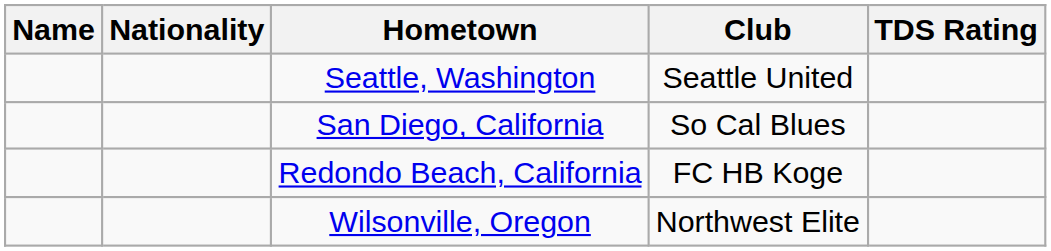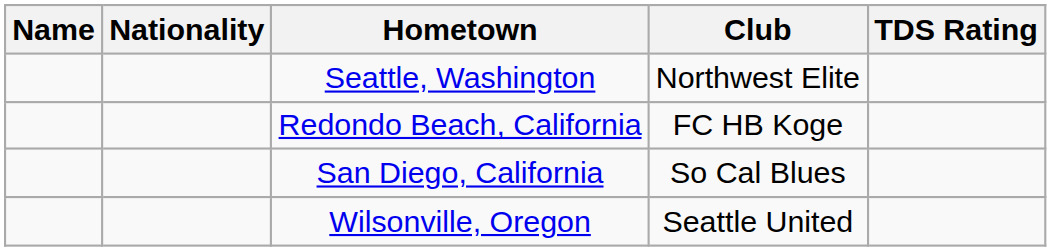(758, 77) Seattle United -> (758, 77) Northwest Elite
rows swapped: (460, 125) <-> (460, 173)
(758, 221) Northwest Elite -> (758, 221) Seattle United
